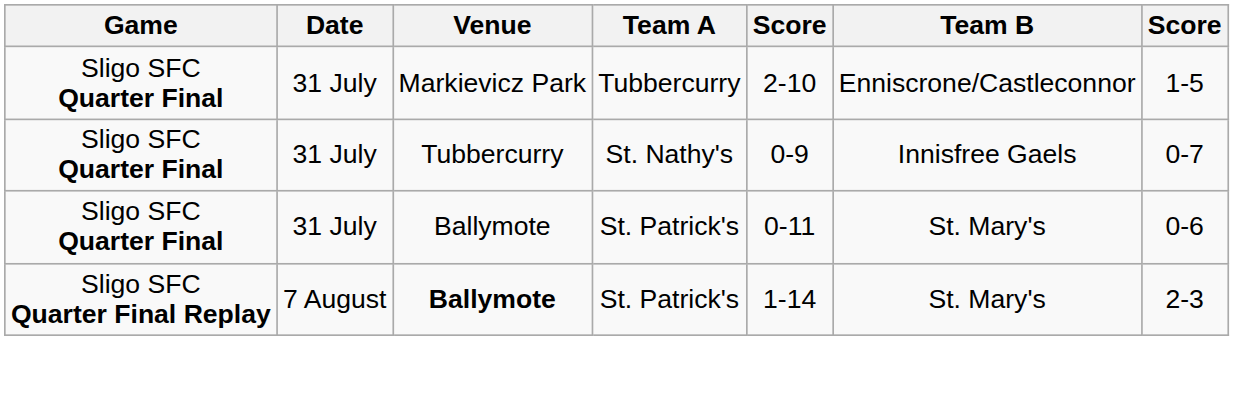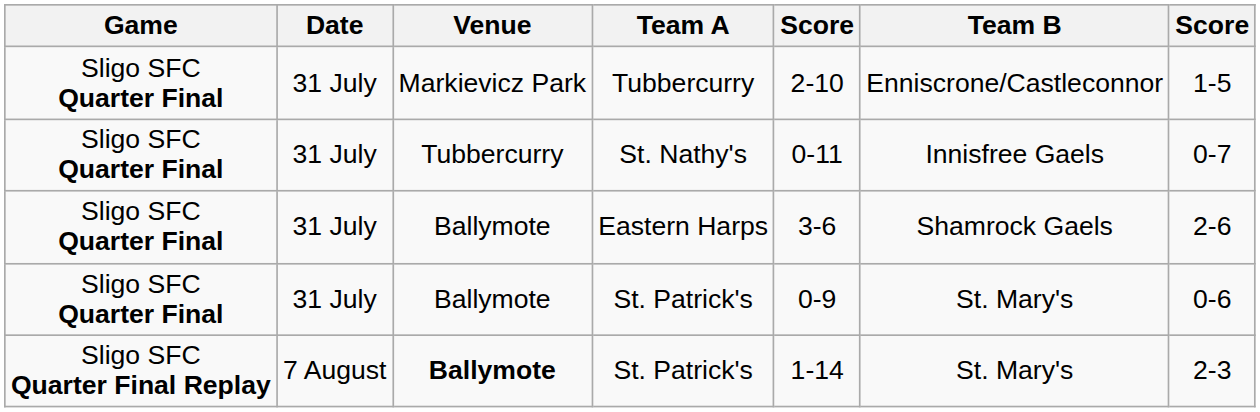(790, 154) 0-9 -> (817, 154) 0-11
+ row: (141, 226)
(790, 226) 0-11 -> (817, 298) 0-9
